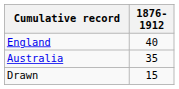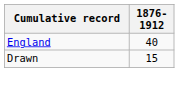- row: (35, 59)
